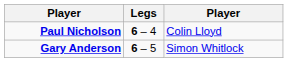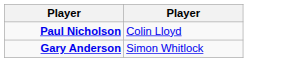- column: (144, 13)
